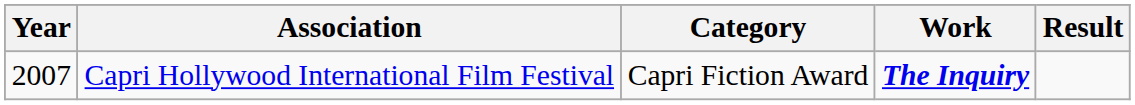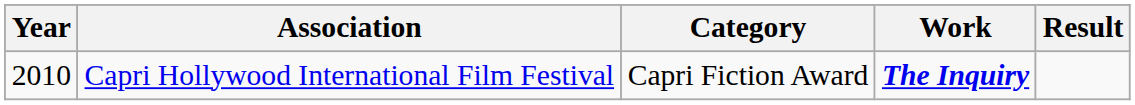(41, 74) 2007 -> (41, 74) 2010
